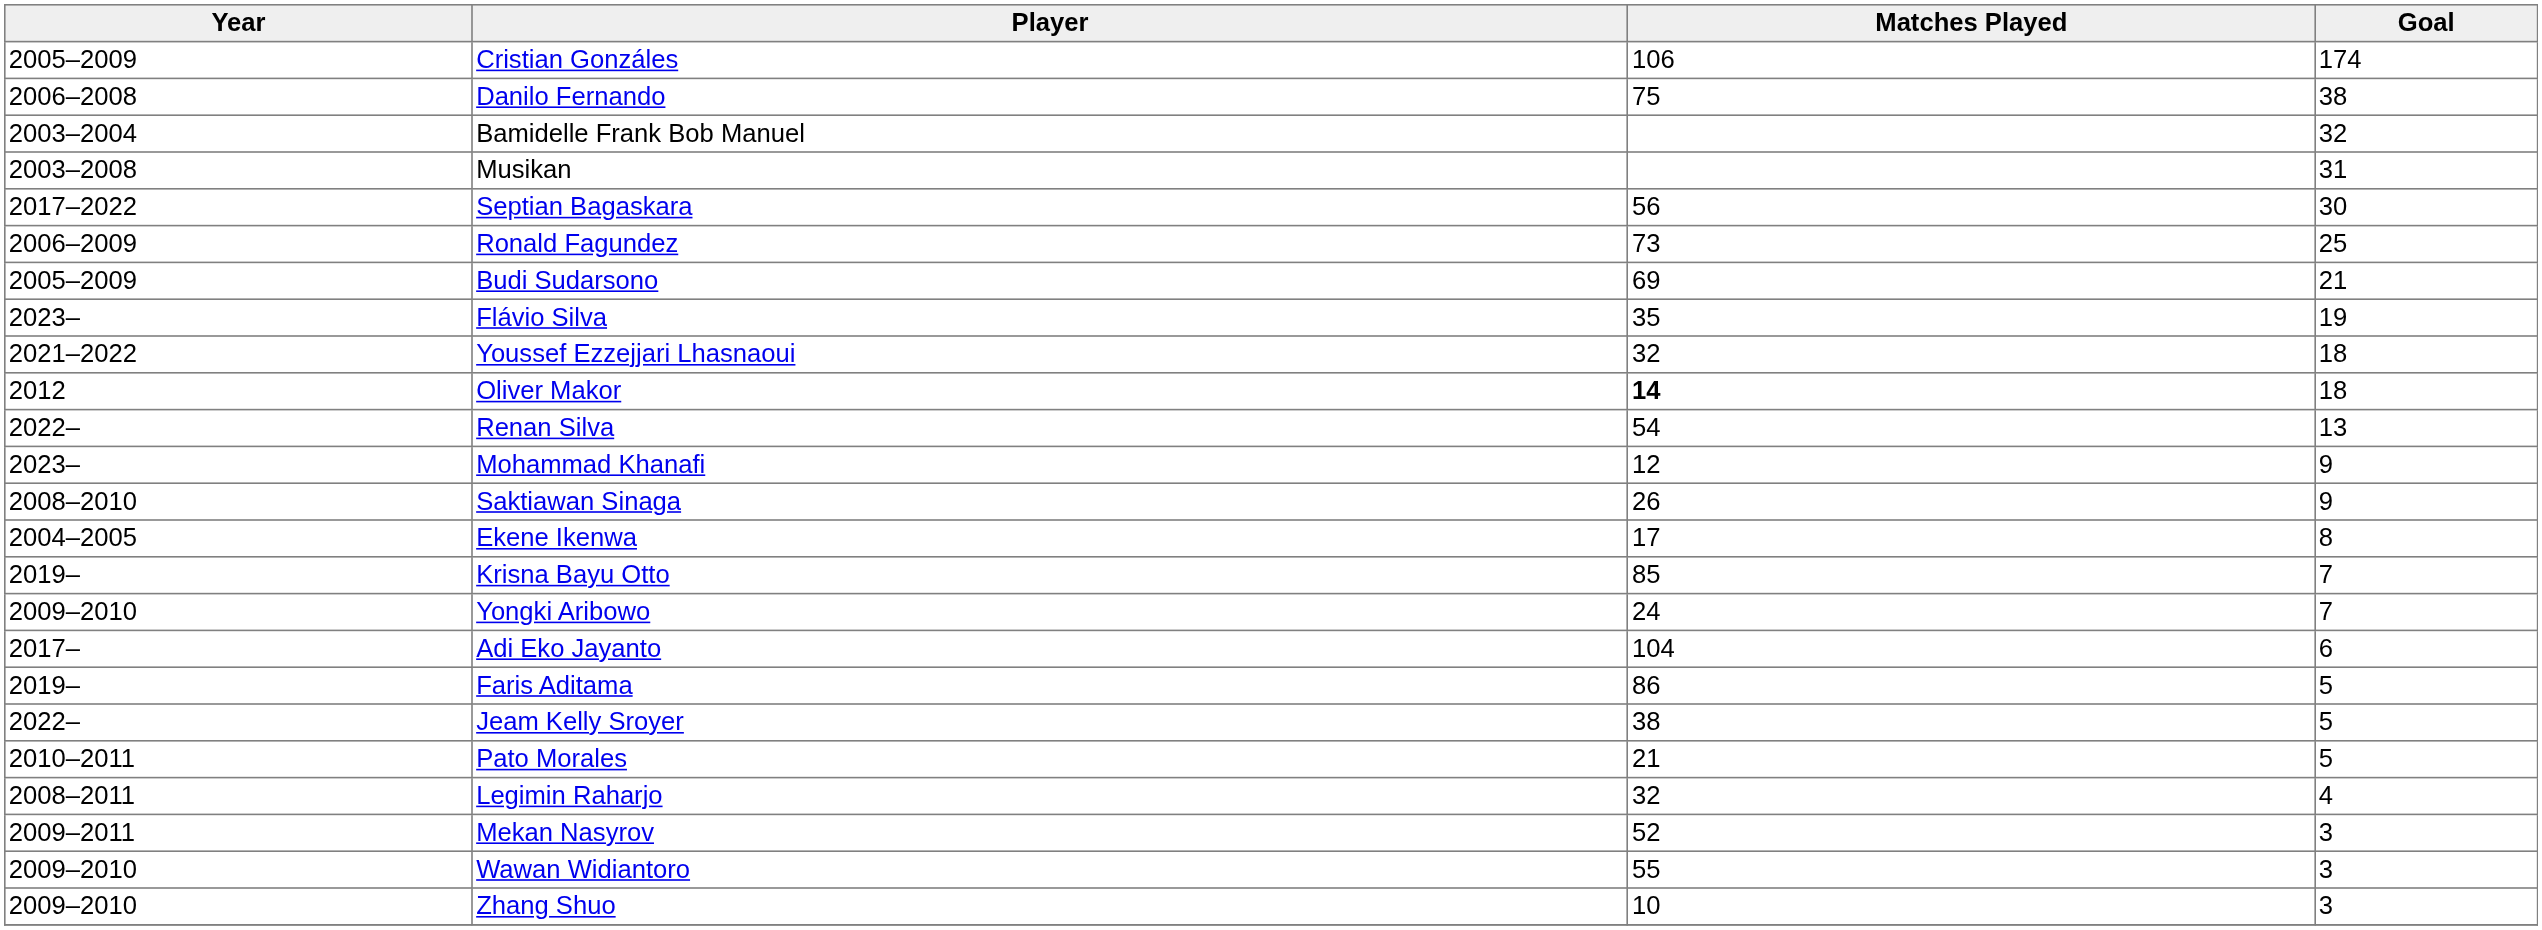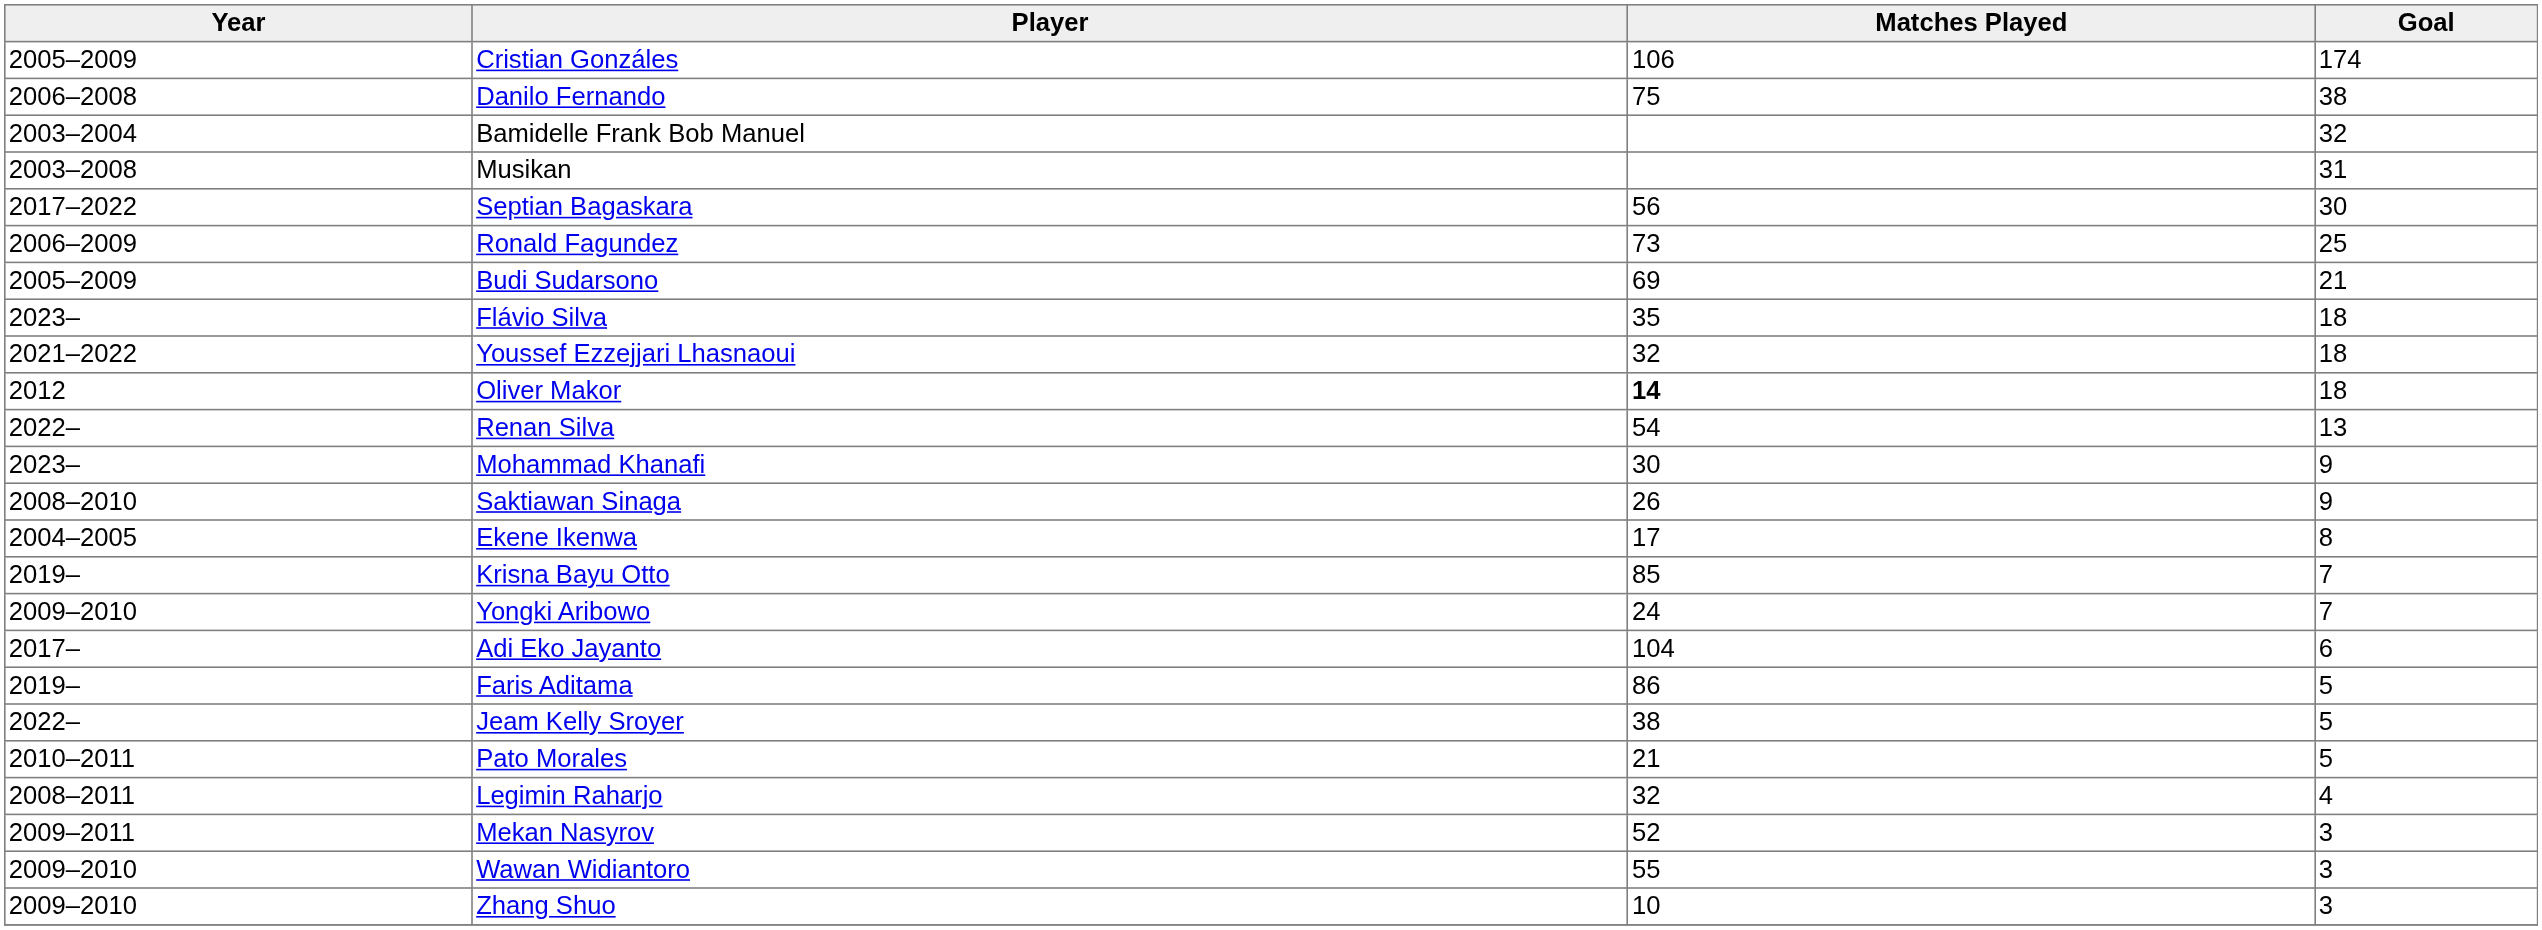(2333, 317) 19 -> (2333, 317) 18
(1646, 464) 12 -> (1646, 464) 30
